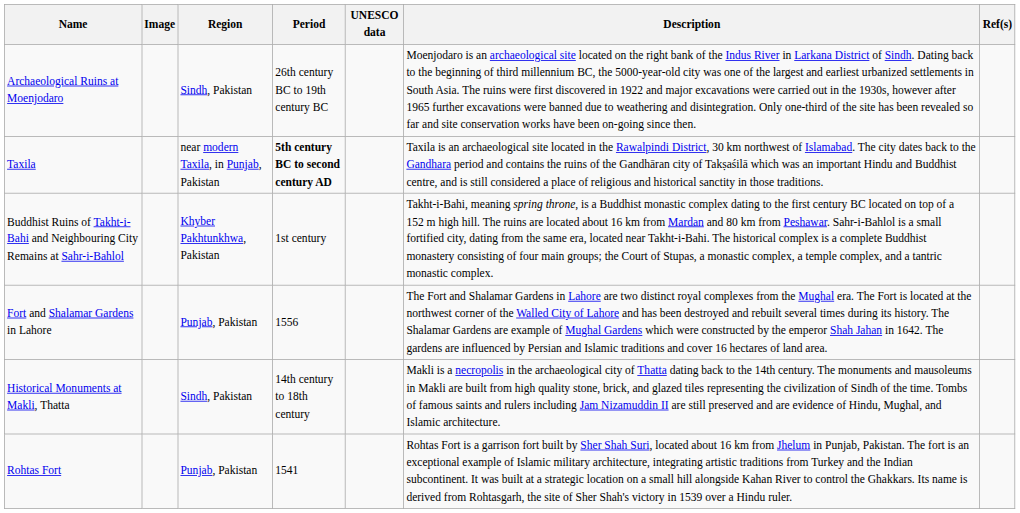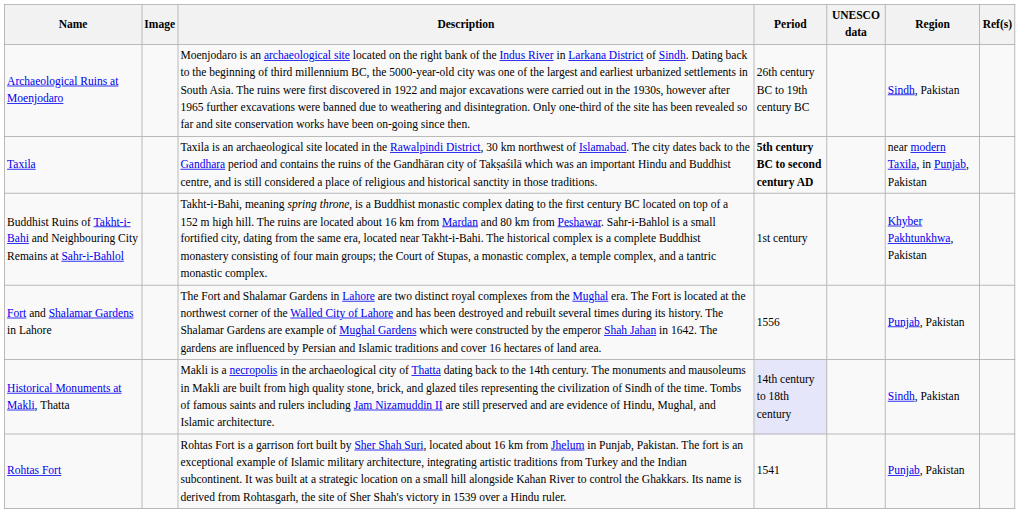columns swapped: (225, 24) <-> (692, 24)
(304, 397) no background -> (786, 397) lavender background
